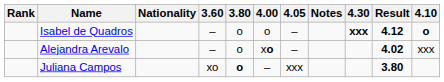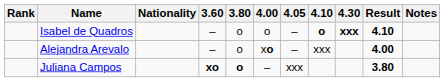columns swapped: (426, 13) <-> (327, 13)
(392, 31) 4.12 -> (383, 31) 4.10
(392, 49) 4.02 -> (383, 49) 4.00
(212, 67) normal -> (212, 67) bold
